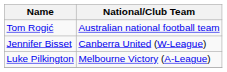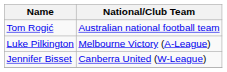rows swapped: (40, 59) <-> (39, 43)
